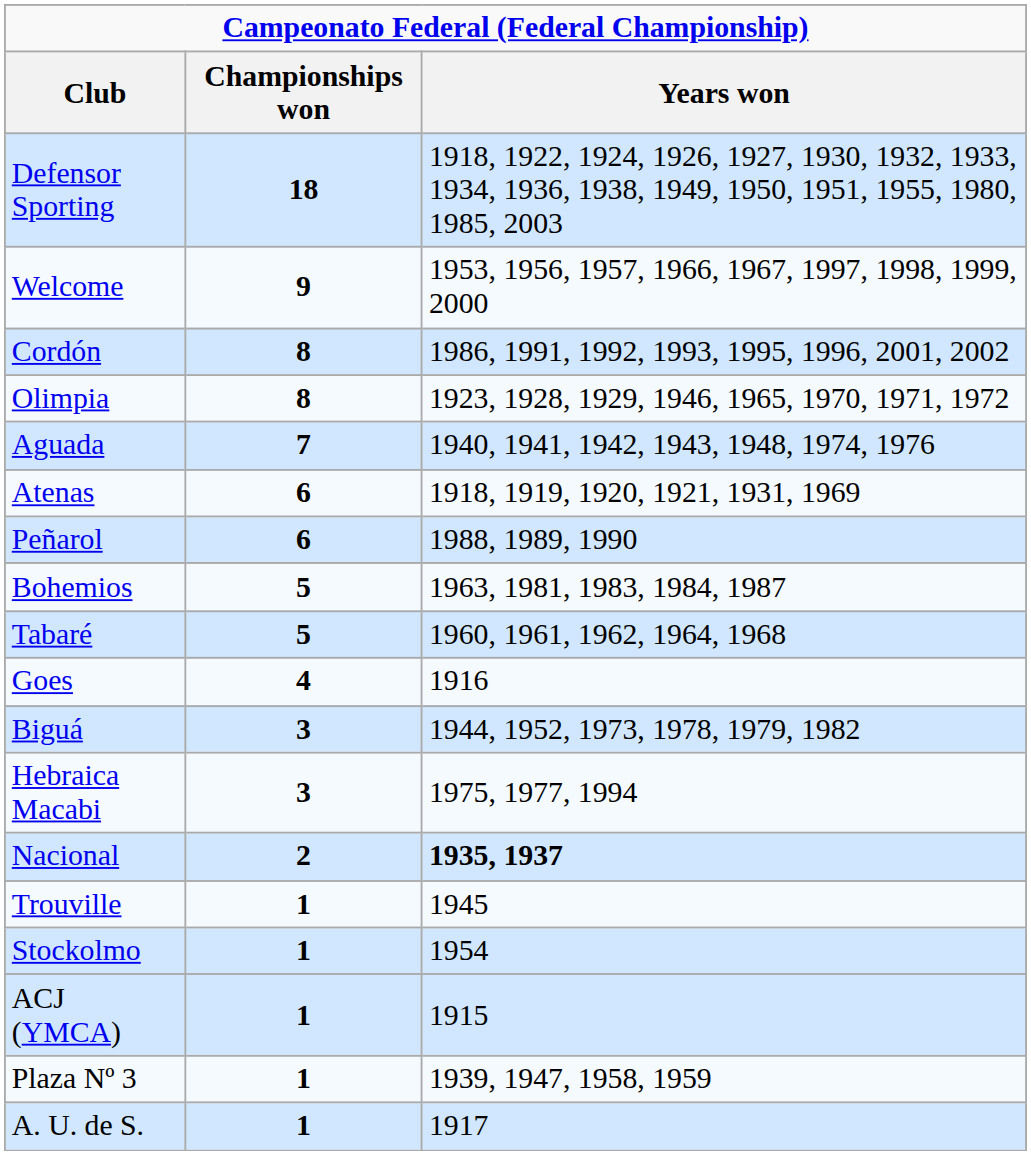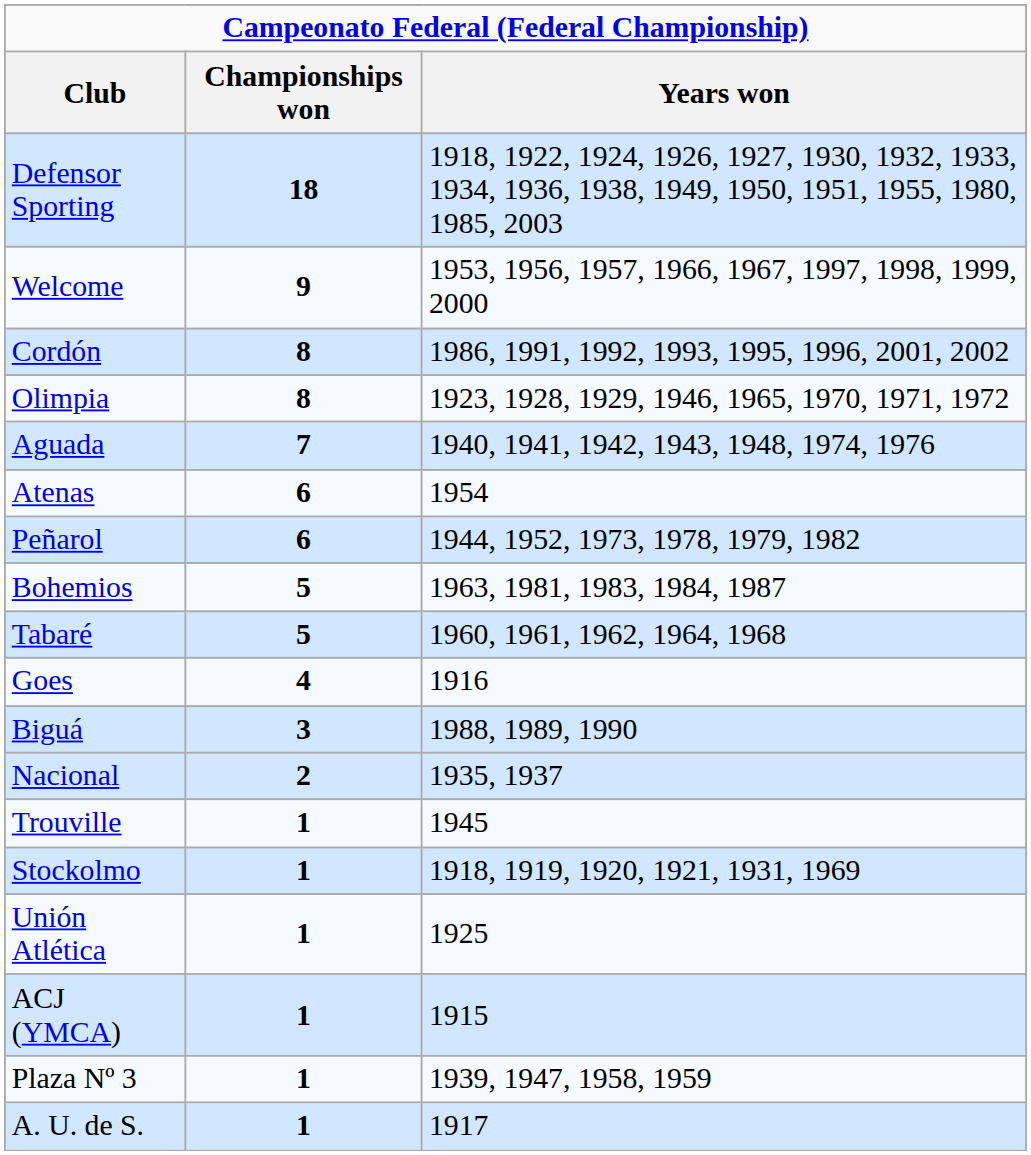(645, 492) 1918, 1919, 1920, 1921, 1931, 1969 -> (459, 492) 1954
(533, 539) 1988, 1989, 1990 -> (645, 539) 1944, 1952, 1973, 1978, 1979, 1982
(645, 728) 1944, 1952, 1973, 1978, 1979, 1982 -> (533, 728) 1988, 1989, 1990
- row: (65, 792)
(496, 856) bold -> (496, 775) normal
(459, 950) 1954 -> (645, 869) 1918, 1919, 1920, 1921, 1931, 1969
+ row: (59, 933)
